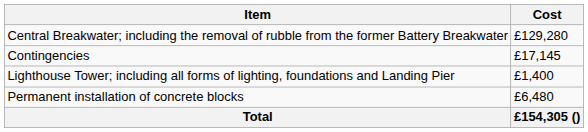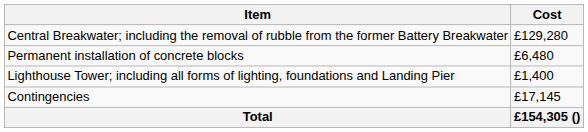rows swapped: (126, 96) <-> (48, 55)
